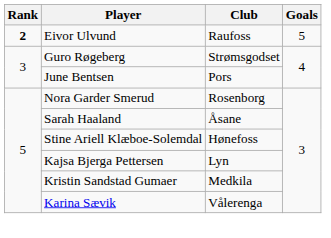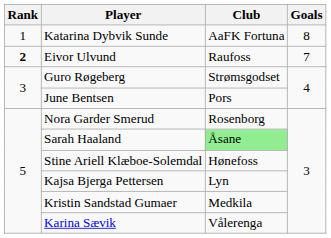+ row: (106, 35)
(302, 35) 5 -> (307, 56) 7
(225, 118) no background -> (225, 139) lightgreen background
